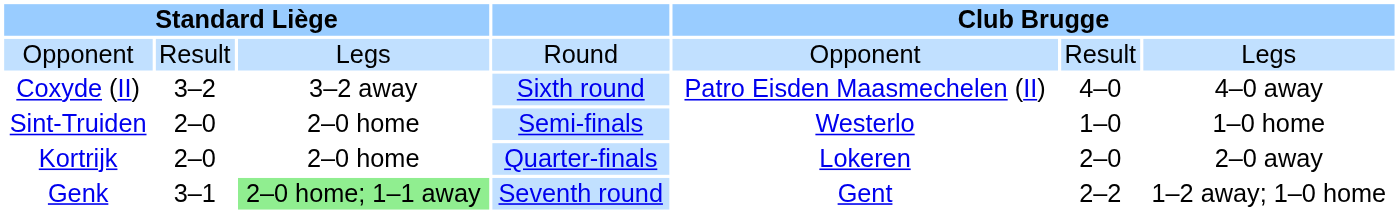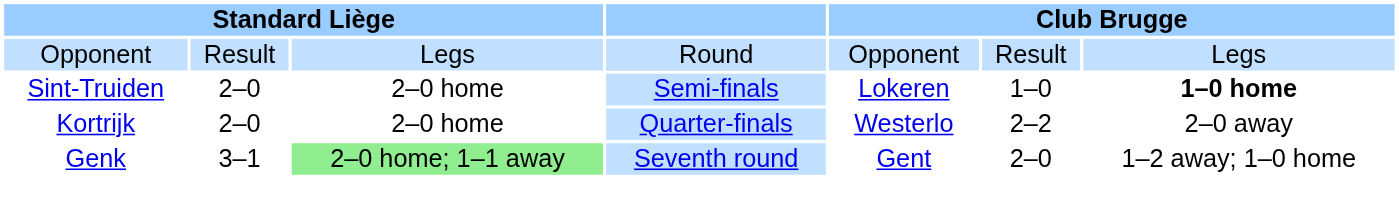- row: (78, 89)
(865, 123) Westerlo -> (904, 89) Lokeren
(1269, 123) normal -> (1239, 89) bold
(865, 158) Lokeren -> (904, 123) Westerlo
(1100, 158) 2–0 -> (1031, 123) 2–2
(1100, 193) 2–2 -> (1031, 158) 2–0
